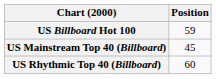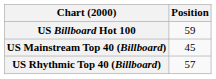(190, 64) 60 -> (190, 64) 57
